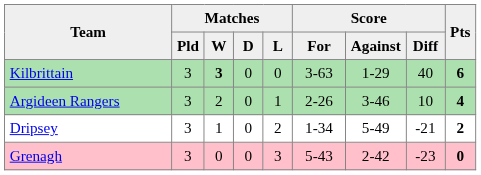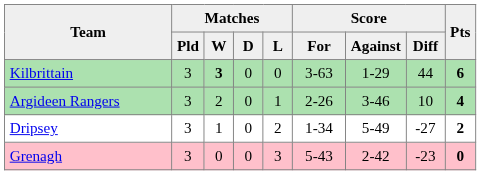(425, 73) 40 -> (425, 73) 44
(425, 128) -21 -> (425, 128) -27
